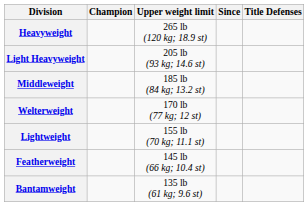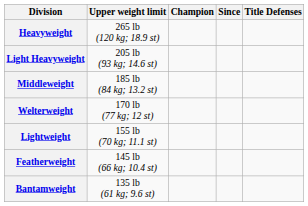columns swapped: (175, 12) <-> (111, 12)
